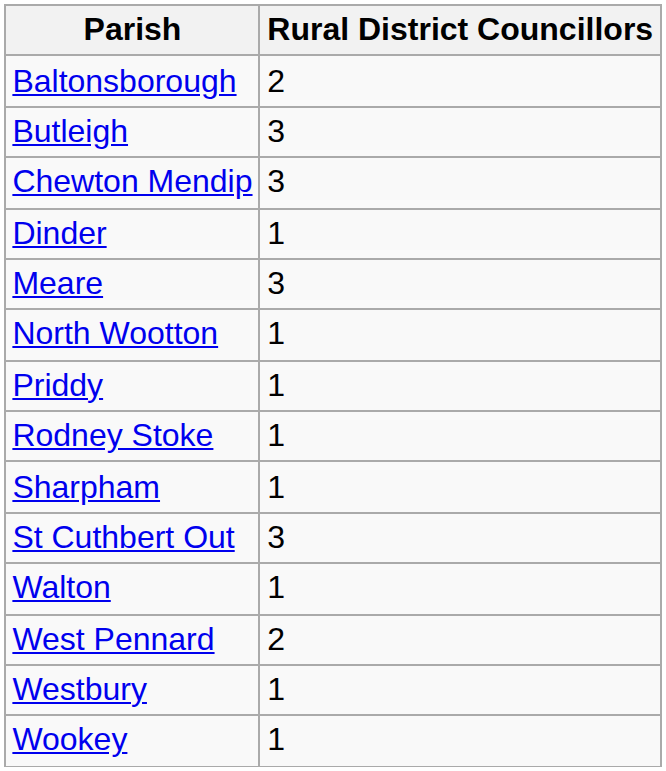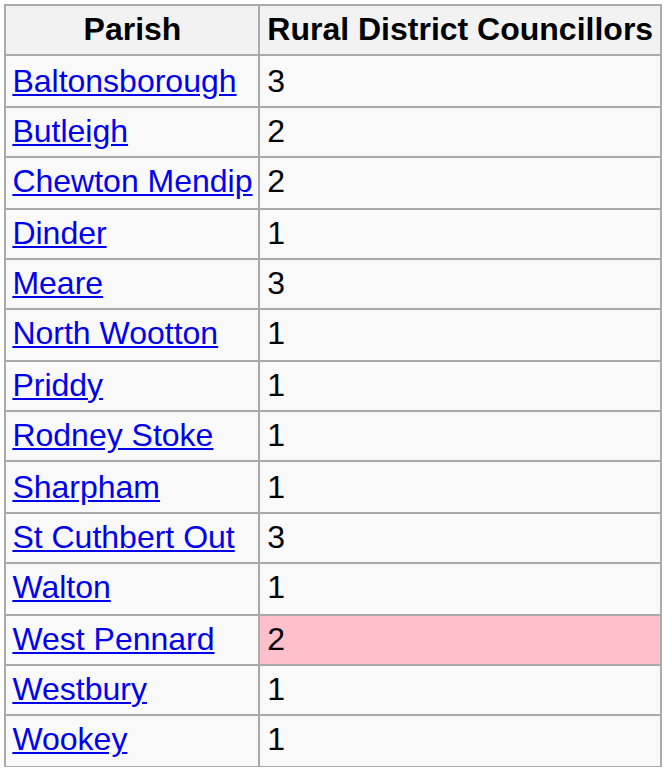(276, 80) 2 -> (276, 80) 3
(276, 131) 3 -> (276, 131) 2
(276, 182) 3 -> (276, 182) 2
(276, 638) no background -> (276, 638) pink background
